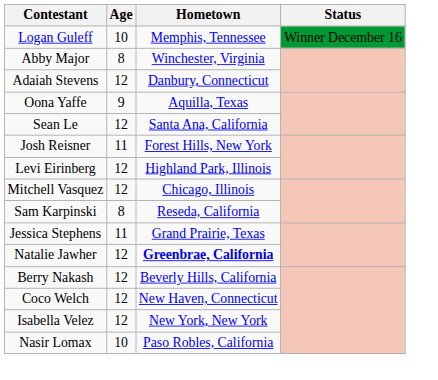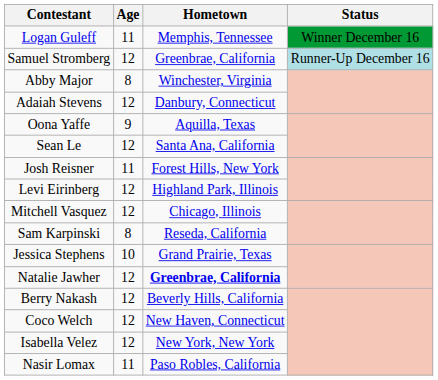(121, 37) 10 -> (128, 37) 11
+ row: (59, 59)
(121, 233) 11 -> (128, 255) 10
(121, 342) 10 -> (128, 364) 11
